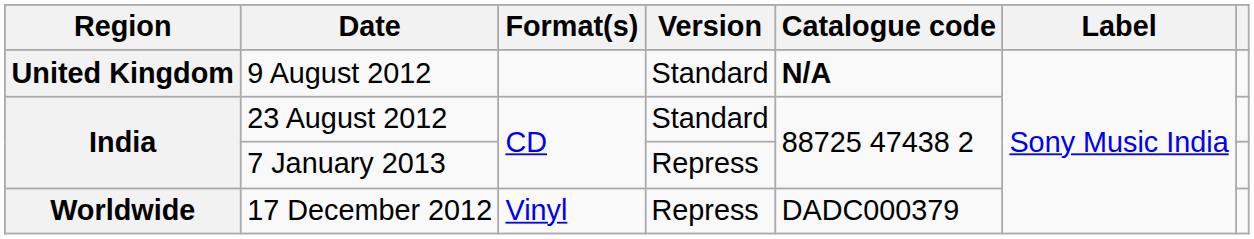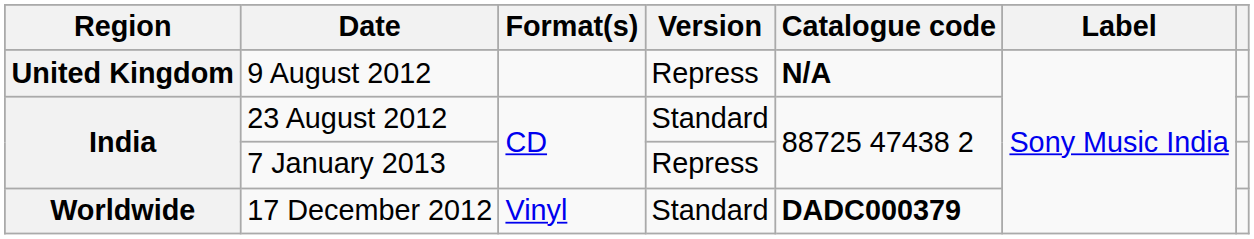(710, 73) Standard -> (705, 73) Repress
(705, 210) Repress -> (710, 210) Standard
(871, 210) normal -> (871, 210) bold
